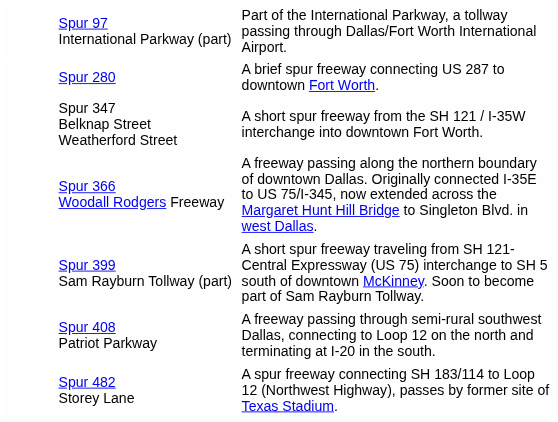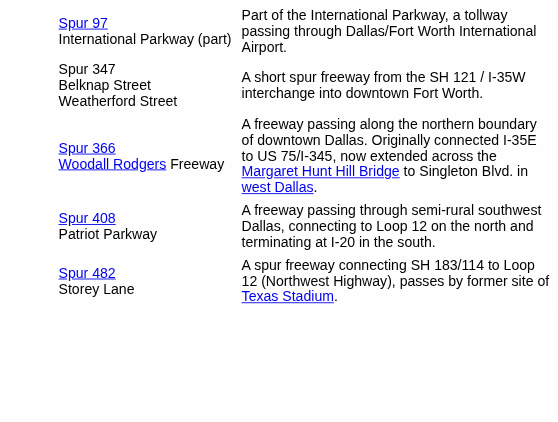- row: (87, 77)
- row: (145, 273)
